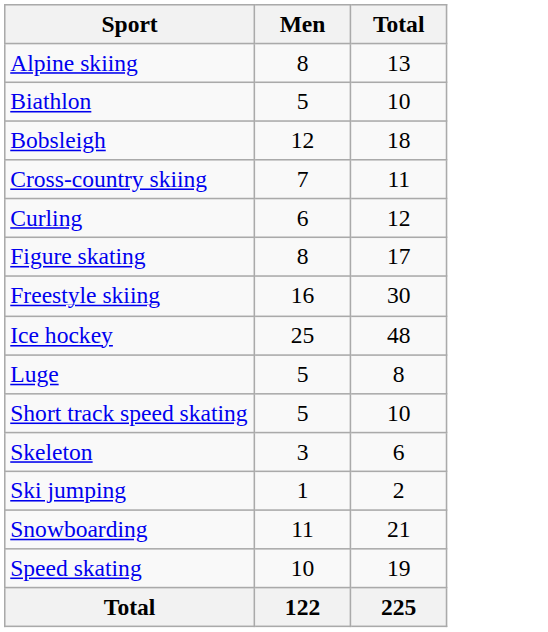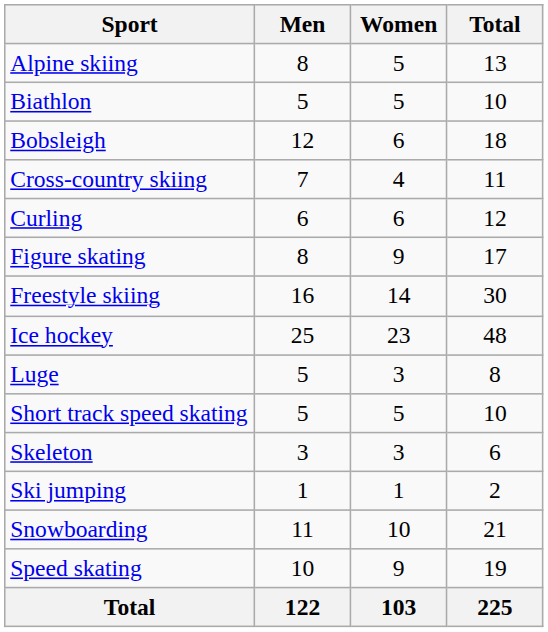+ column: (399, 24)
